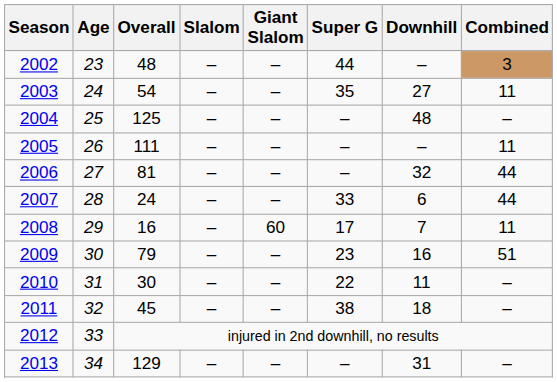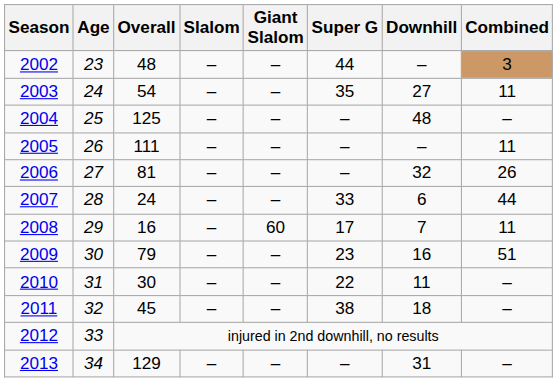(507, 173) 44 -> (507, 173) 26
